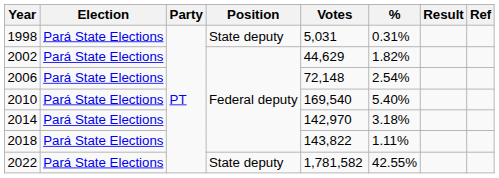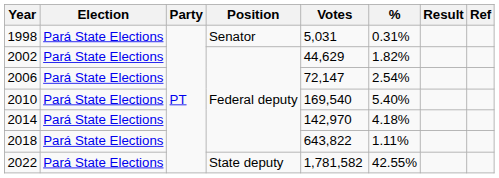(246, 36) State deputy -> (232, 36) Senator
(324, 78) 72,148 -> (324, 78) 72,147
(391, 120) 3.18% -> (391, 120) 4.18%
(328, 141) 143,822 -> (328, 141) 643,822
